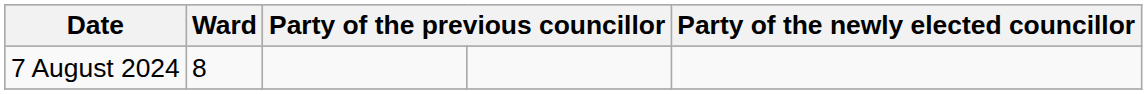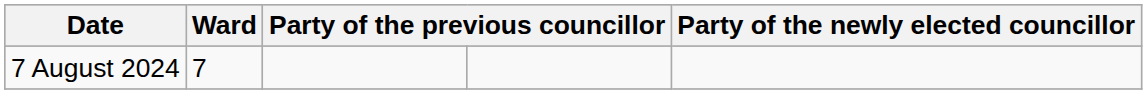(199, 67) 8 -> (199, 67) 7
